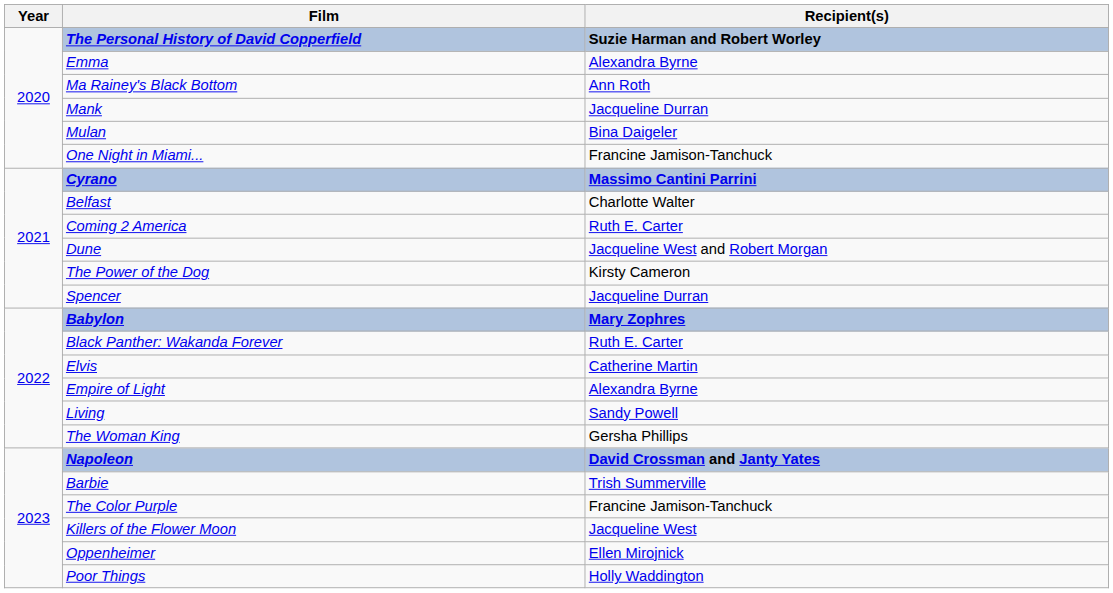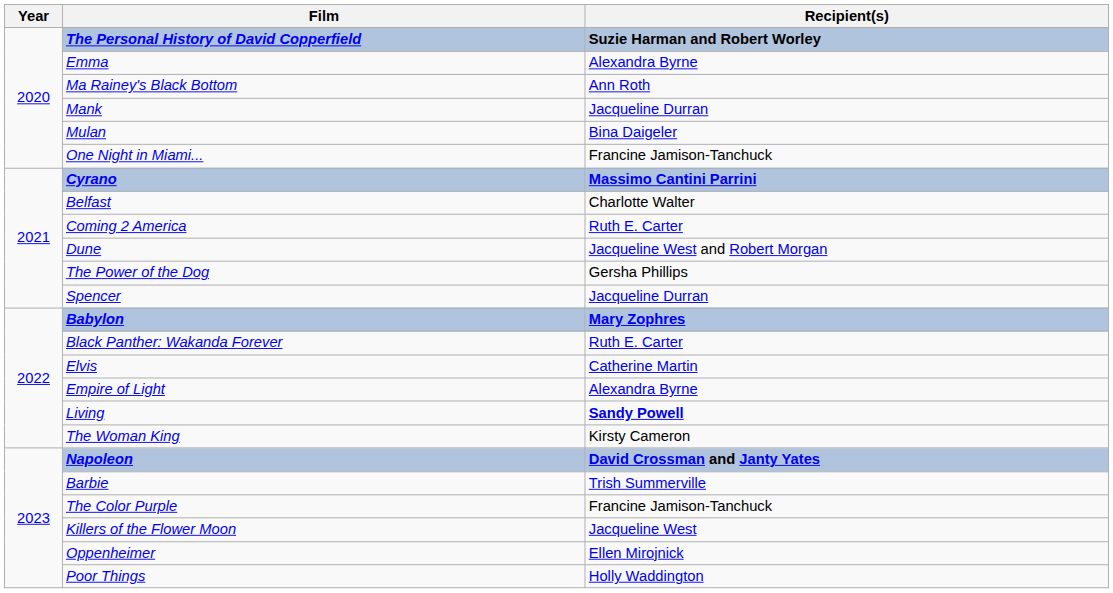(640, 272) Kirsty Cameron -> (638, 272) Gersha Phillips
(633, 413) normal -> (636, 413) bold
(638, 436) Gersha Phillips -> (640, 436) Kirsty Cameron
